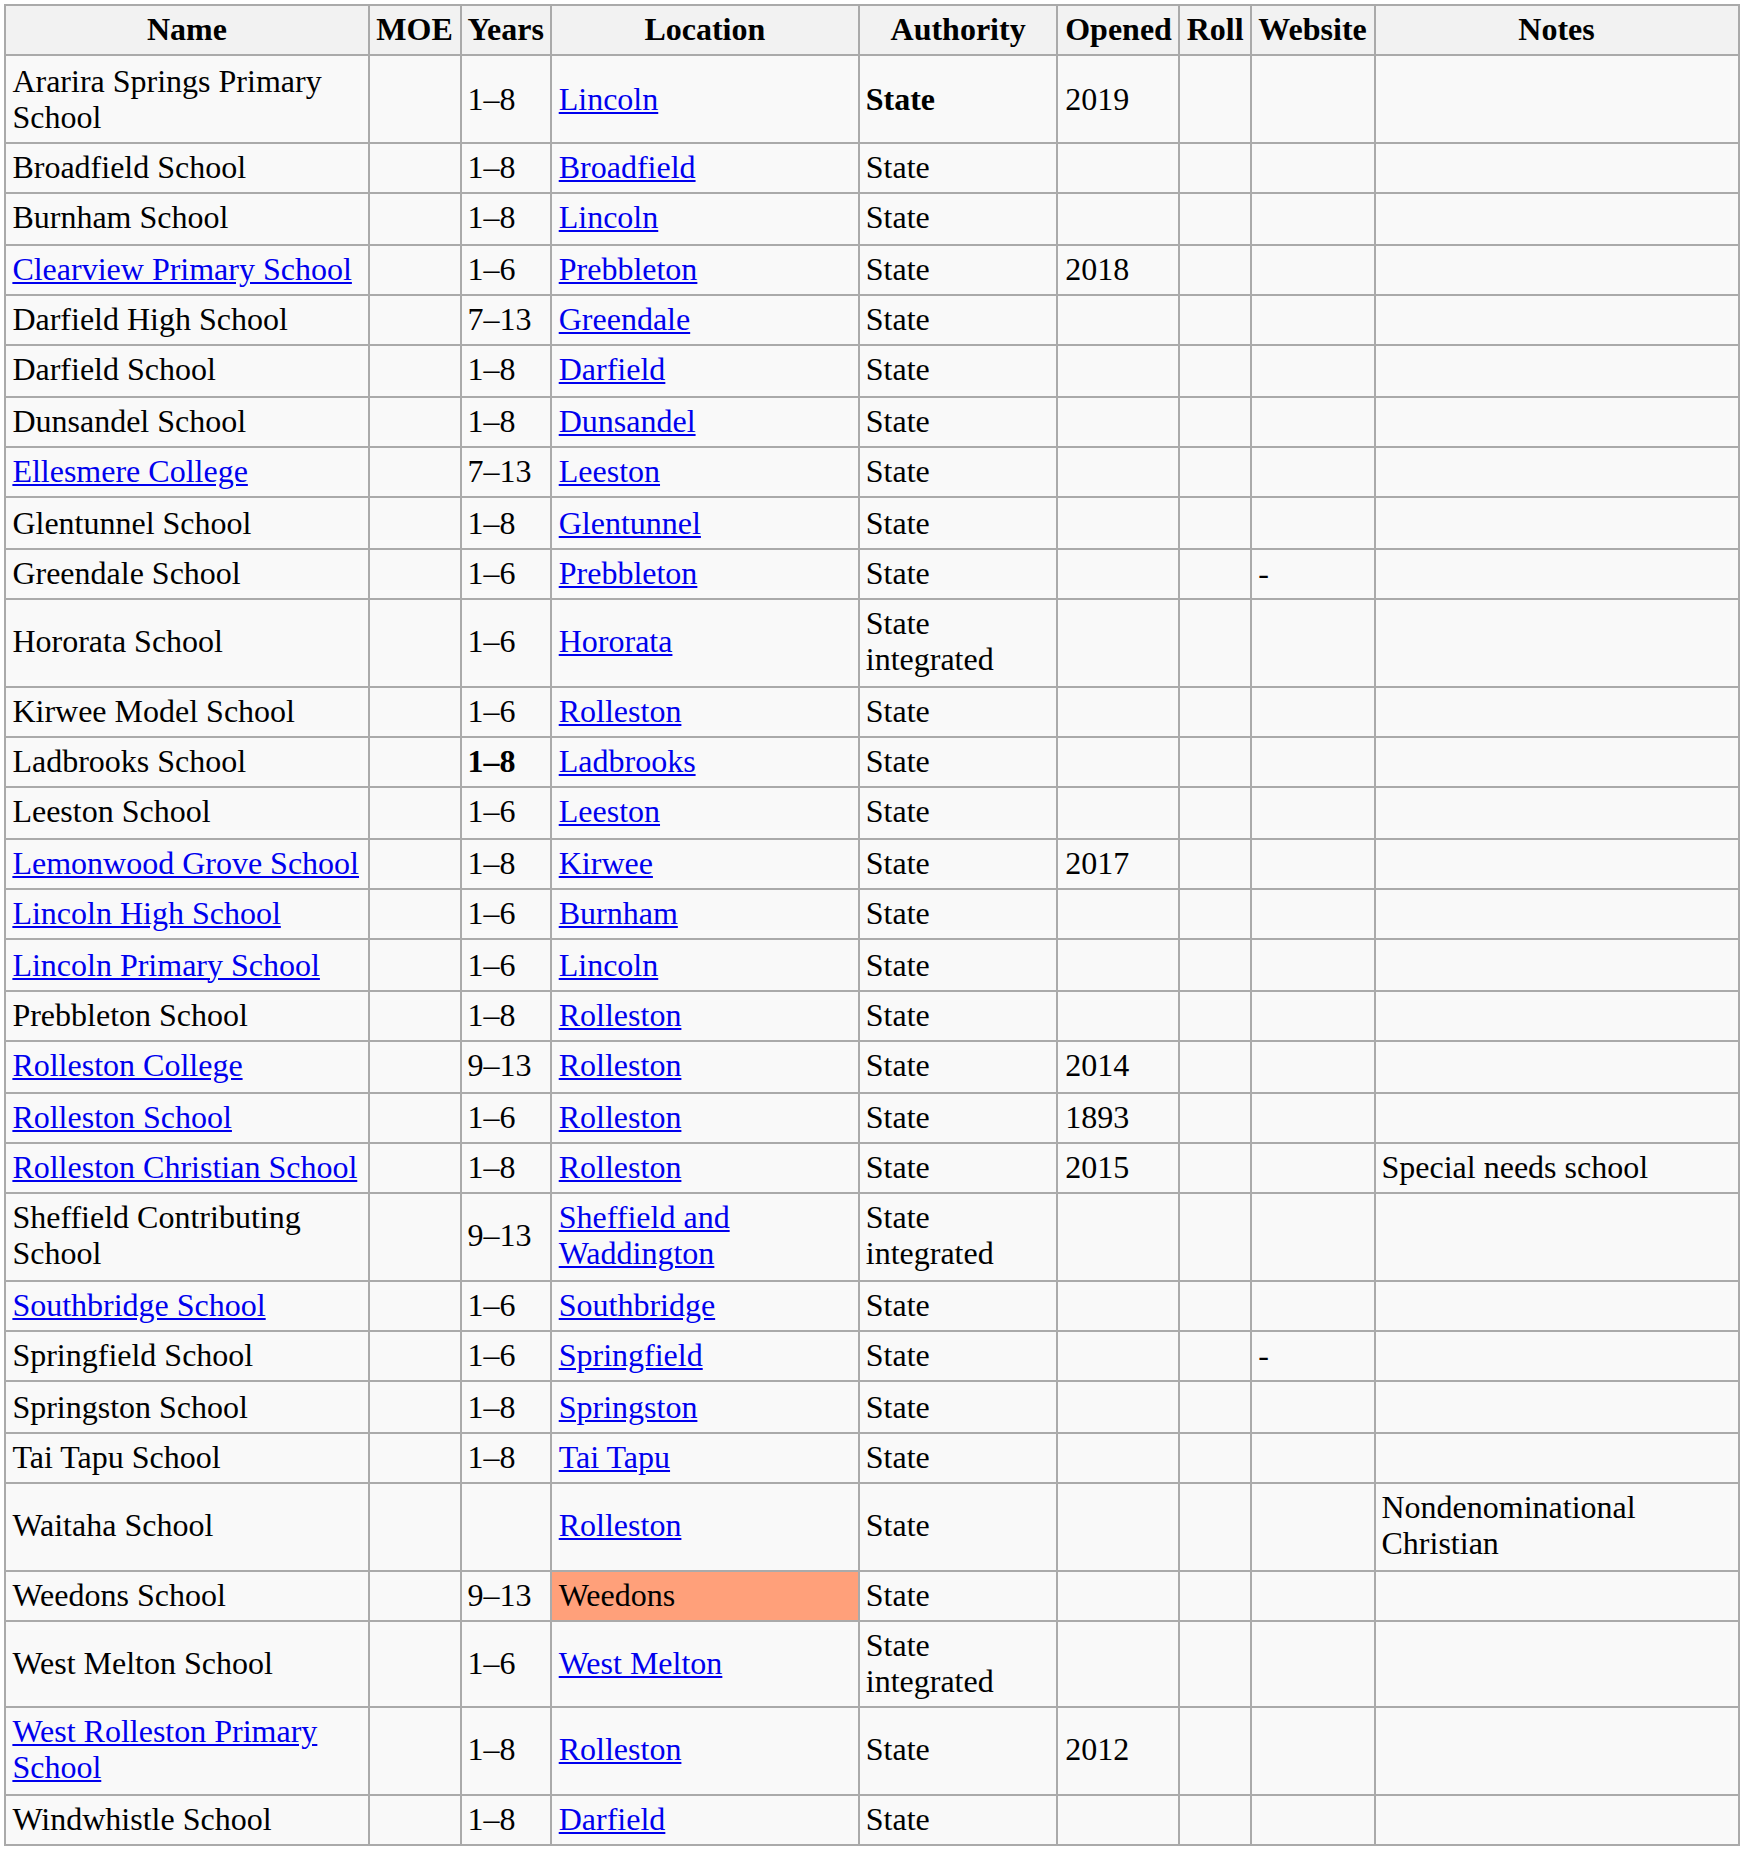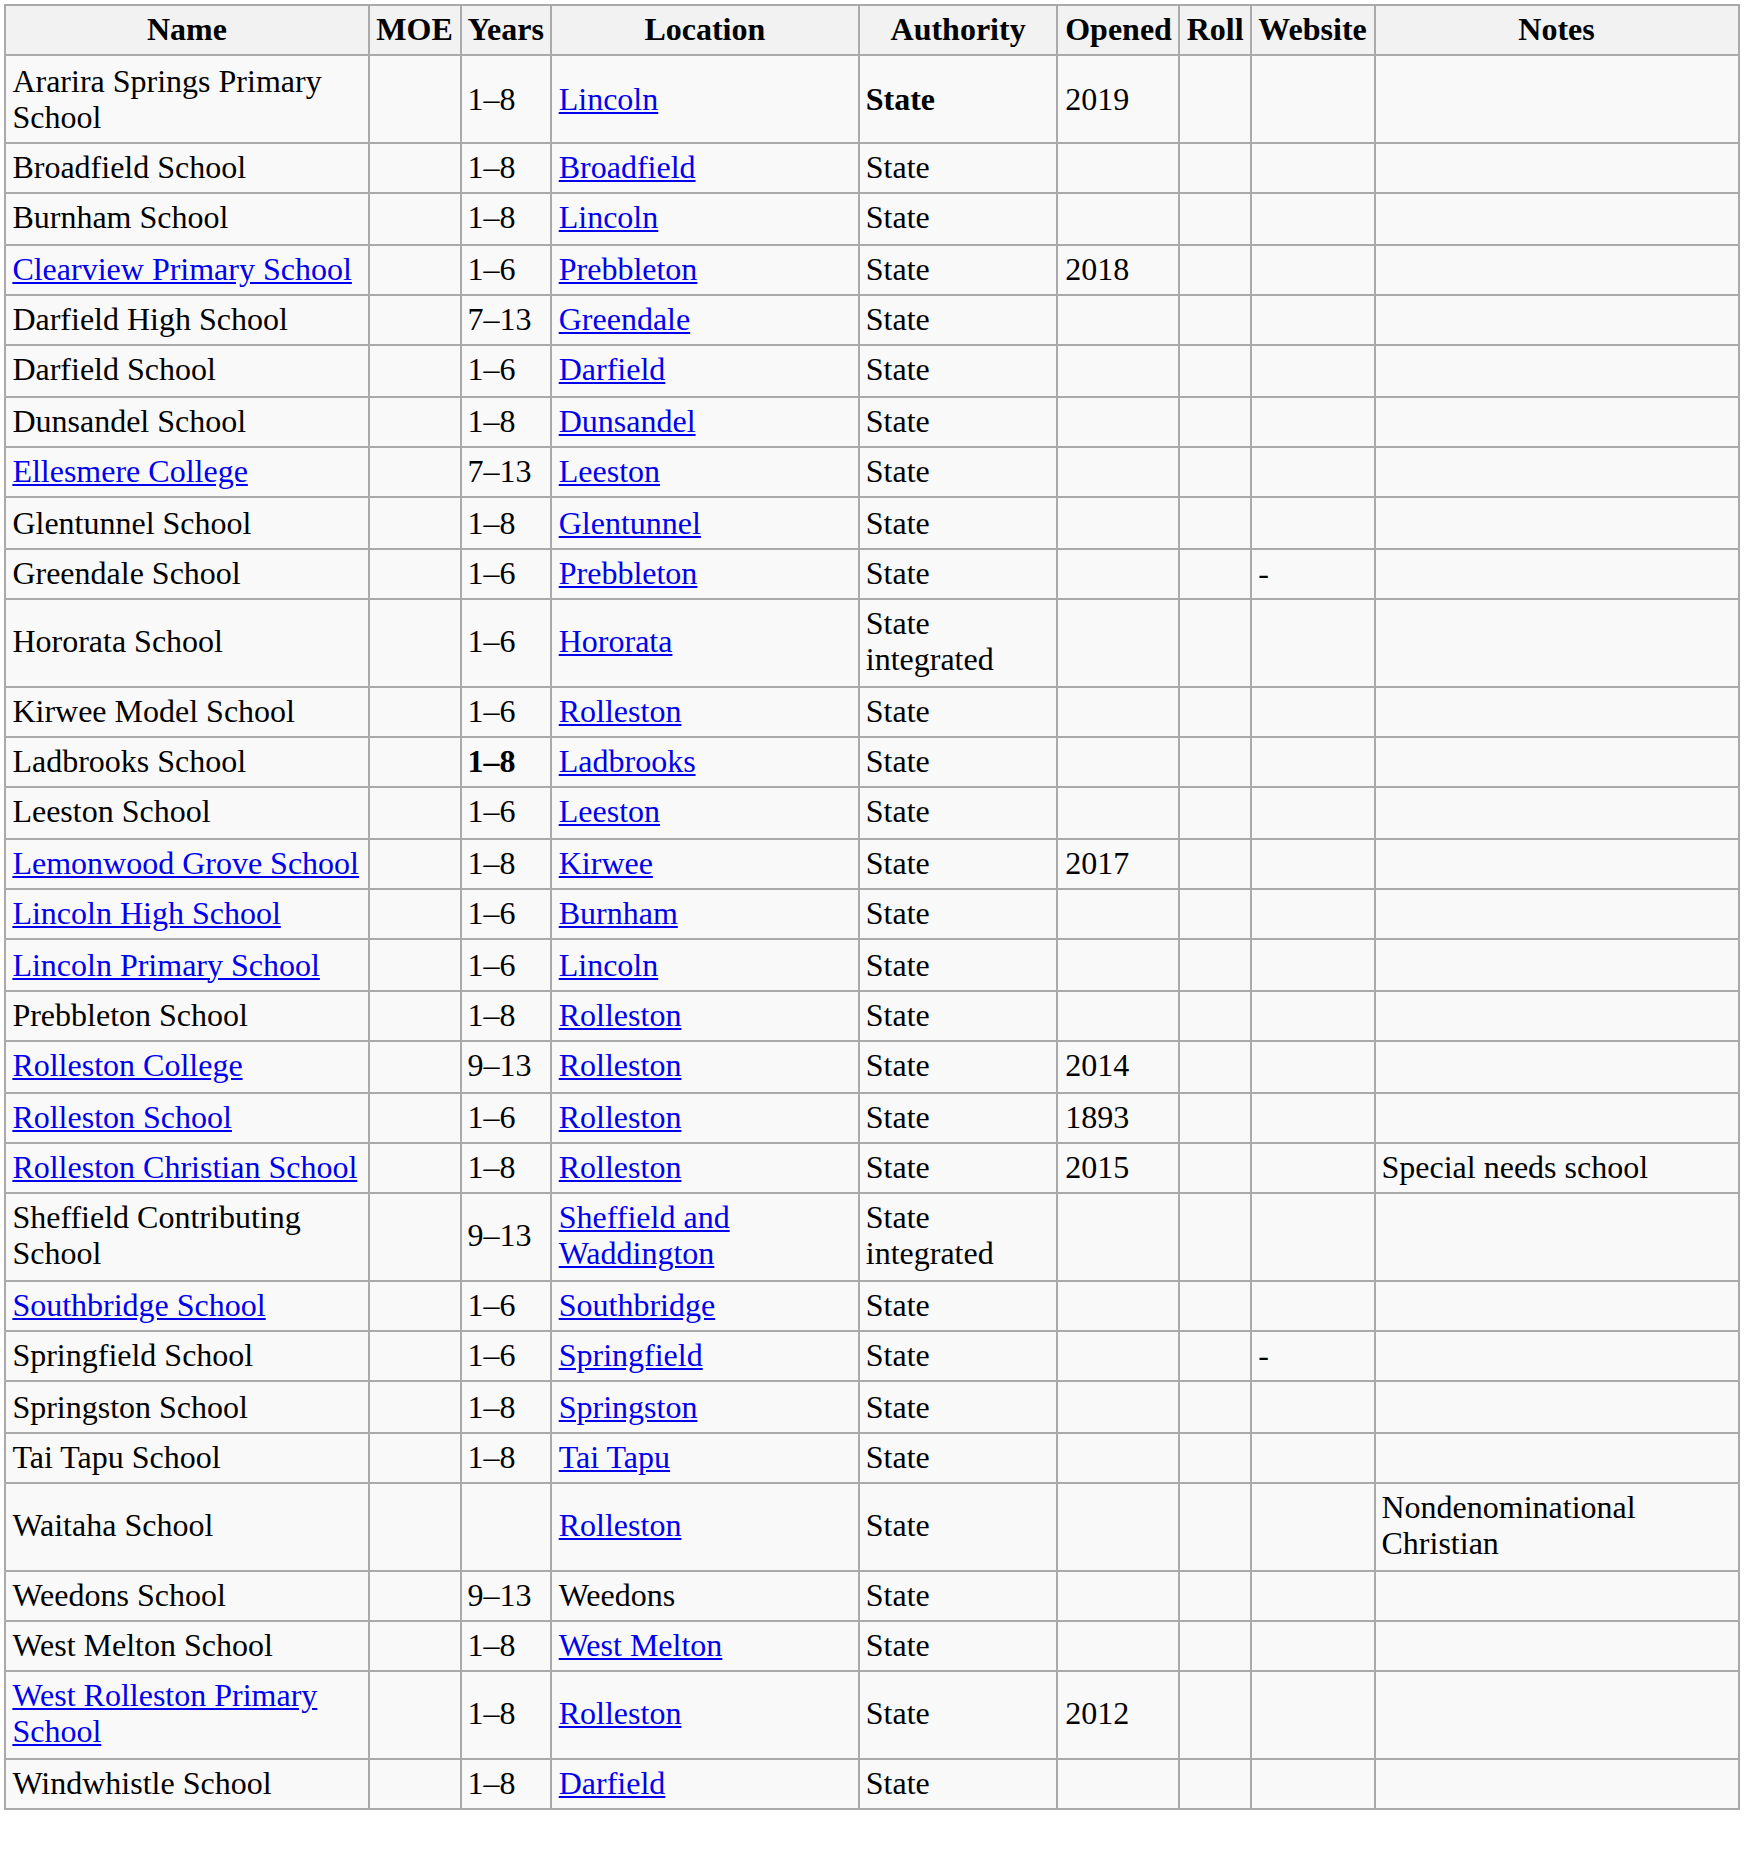(492, 370) 1–8 -> (492, 370) 1–6
(617, 1594) lightsalmon background -> (617, 1594) no background
(492, 1663) 1–6 -> (492, 1645) 1–8
(930, 1663) State integrated -> (898, 1645) State
